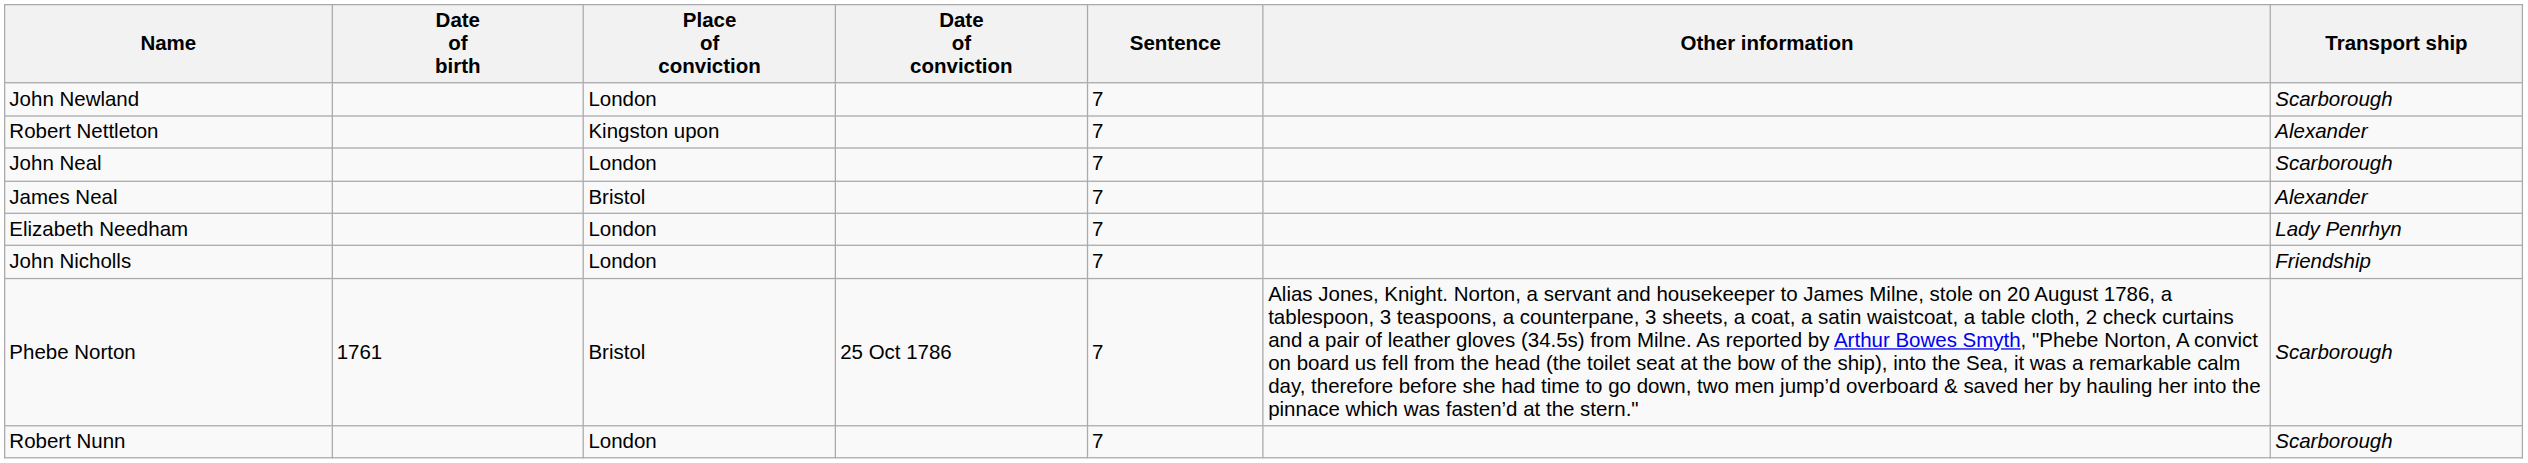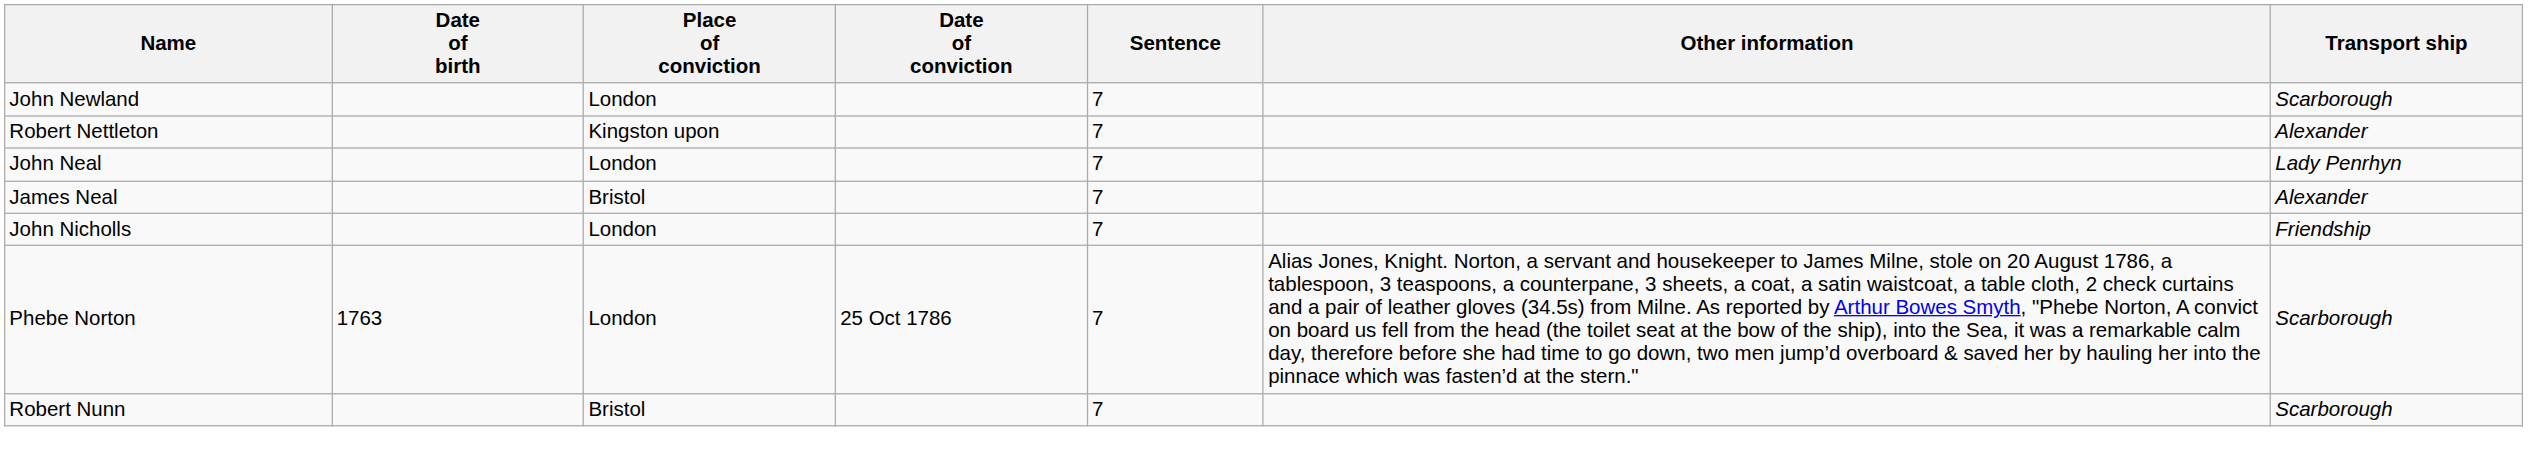(2334, 164) Scarborough -> (2338, 164) Lady Penrhyn
- row: (99, 229)
(359, 351) 1761 -> (359, 319) 1763
(617, 351) Bristol -> (623, 319) London
(623, 441) London -> (617, 409) Bristol
